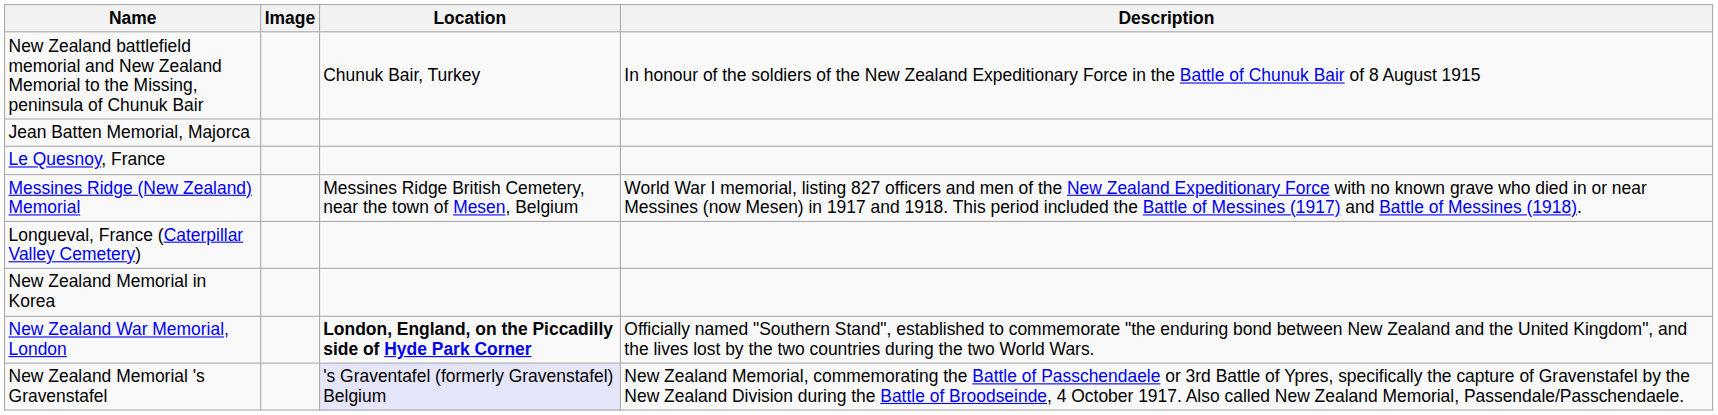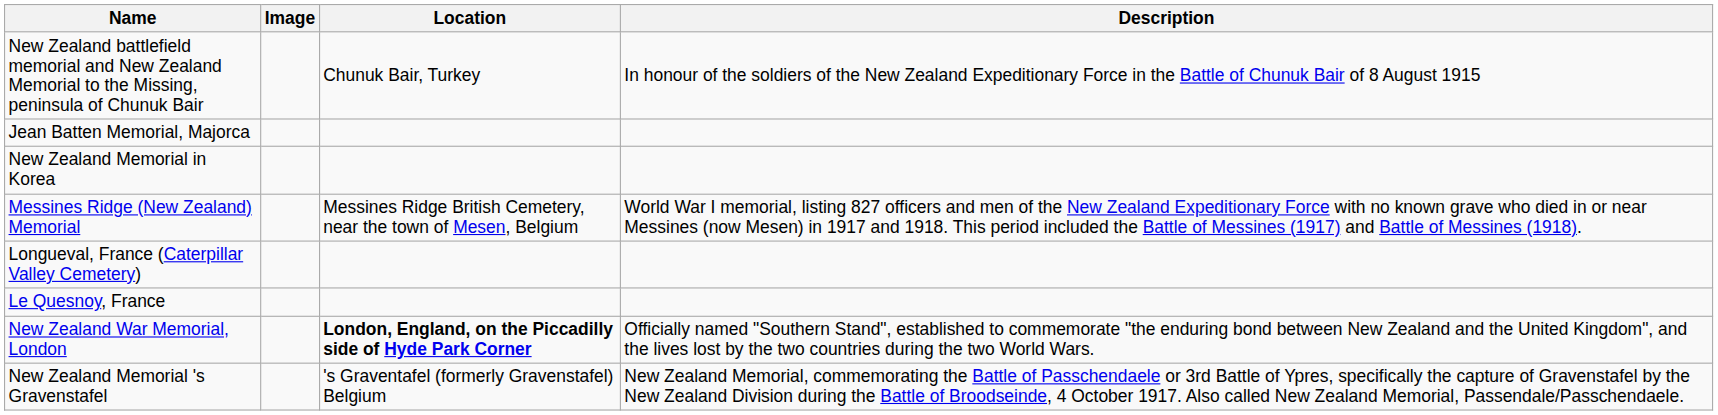rows swapped: (87, 160) <-> (107, 292)
(468, 386) lavender background -> (468, 386) no background
